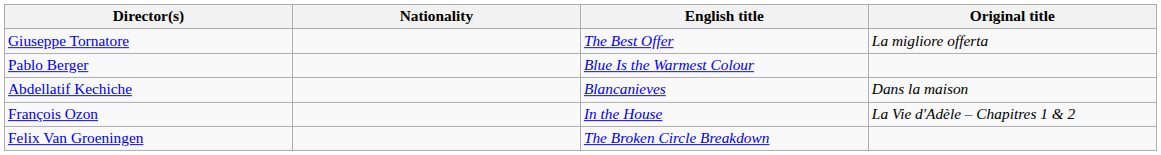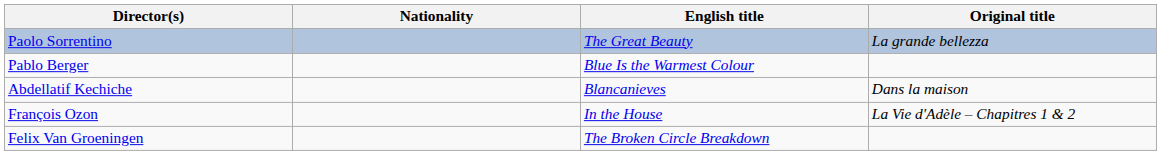+ row: (60, 41)
- row: (69, 41)
